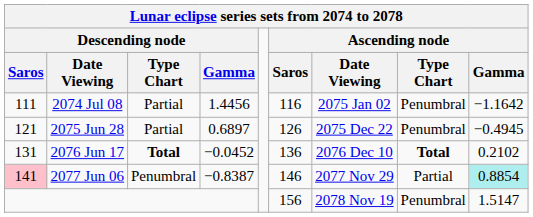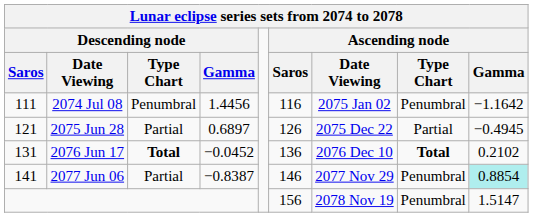(164, 104) Partial -> (164, 104) Penumbral
(433, 128) Penumbral -> (433, 128) Partial
(26, 176) pink background -> (26, 176) no background
(164, 176) Penumbral -> (164, 176) Partial
(433, 176) Partial -> (433, 176) Penumbral
